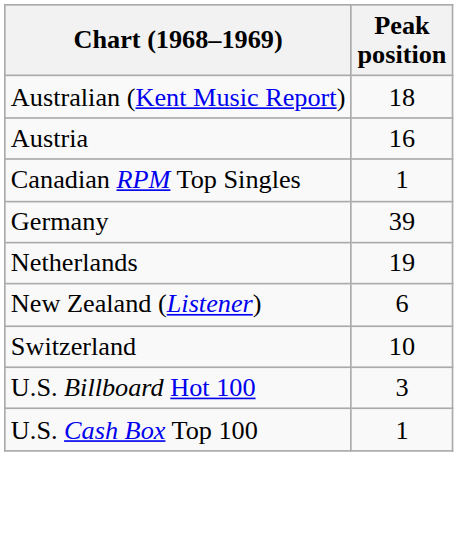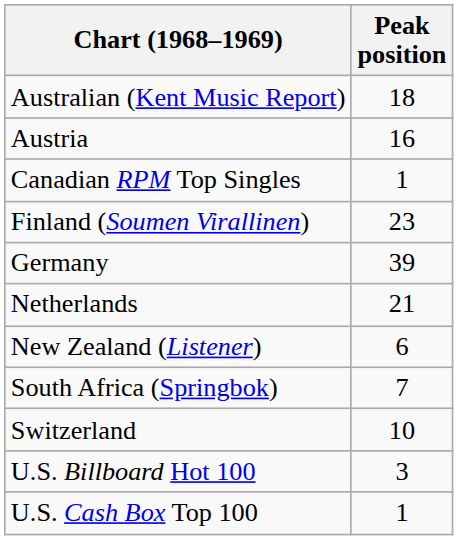+ row: (160, 221)
(402, 262) 19 -> (402, 304) 21
+ row: (144, 387)
